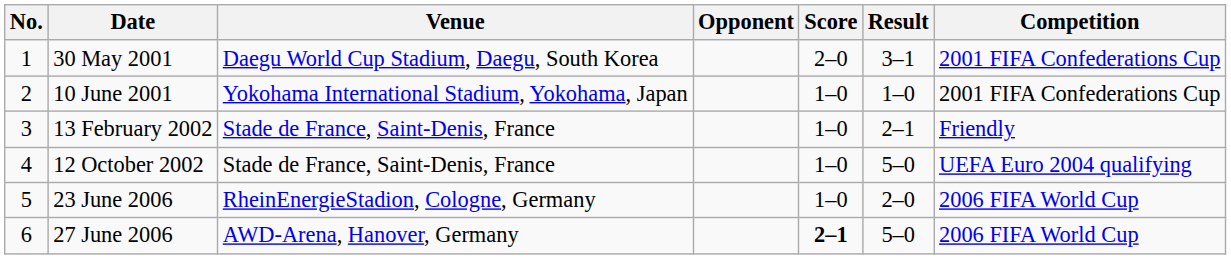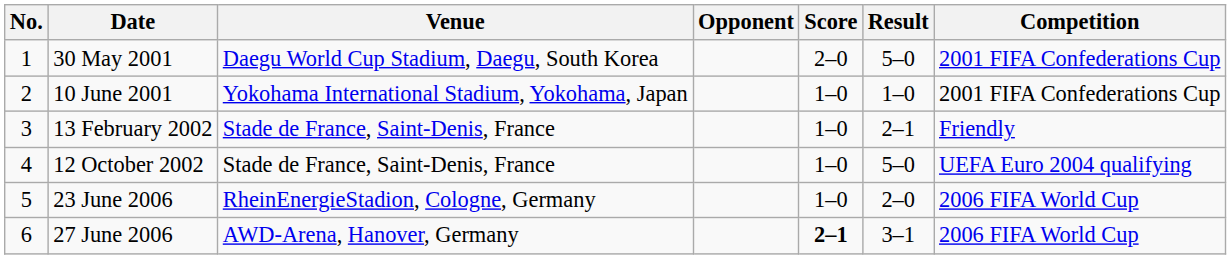(898, 57) 3–1 -> (898, 57) 5–0
(898, 235) 5–0 -> (898, 235) 3–1
